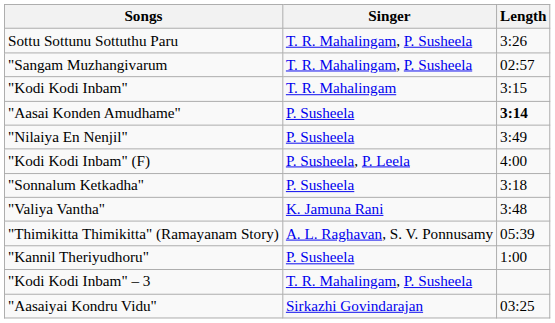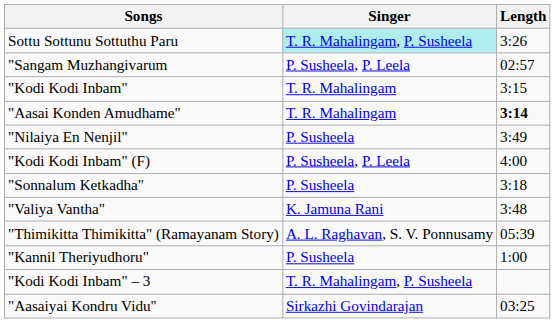(379, 40) no background -> (379, 40) paleturquoise background
(379, 64) T. R. Mahalingam, P. Susheela -> (348, 64) P. Susheela, P. Leela
(320, 112) P. Susheela -> (341, 112) T. R. Mahalingam
